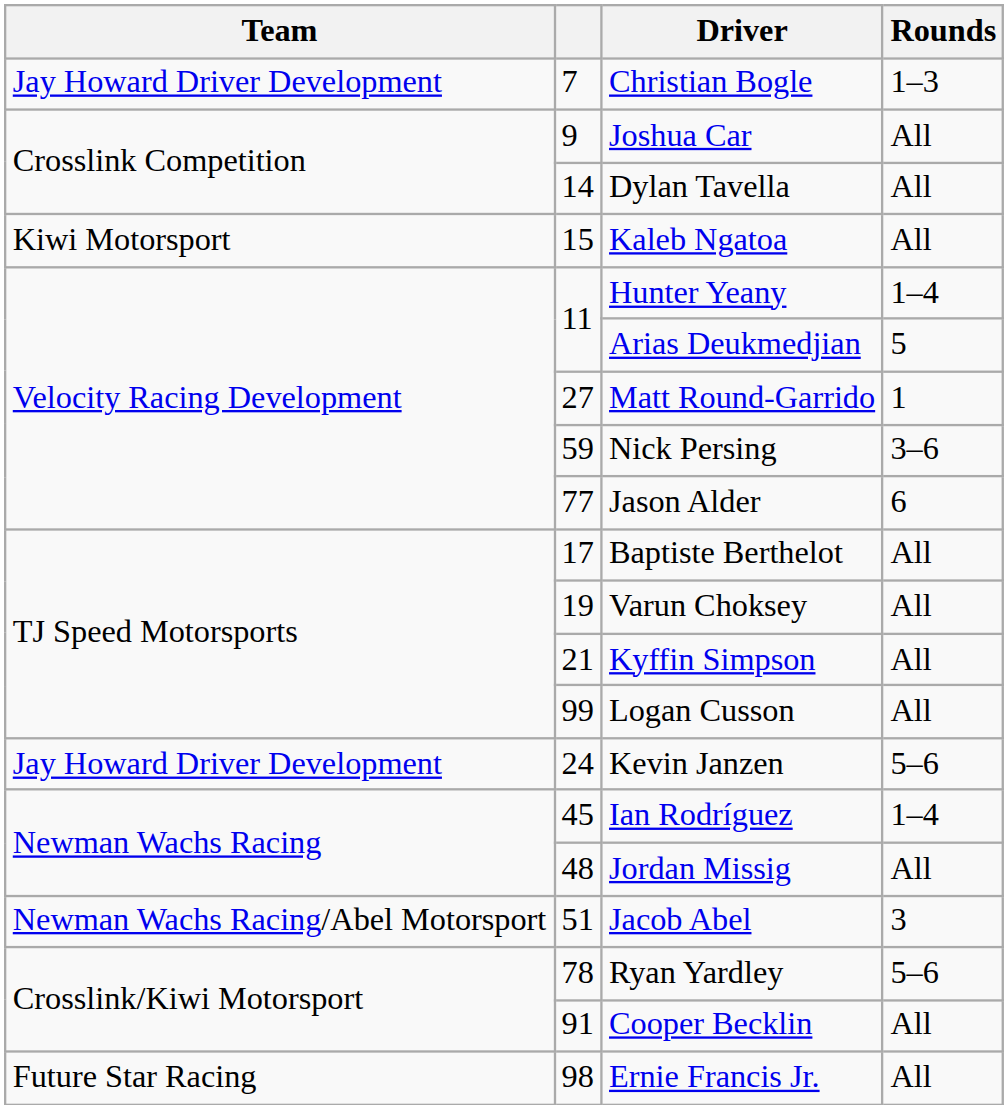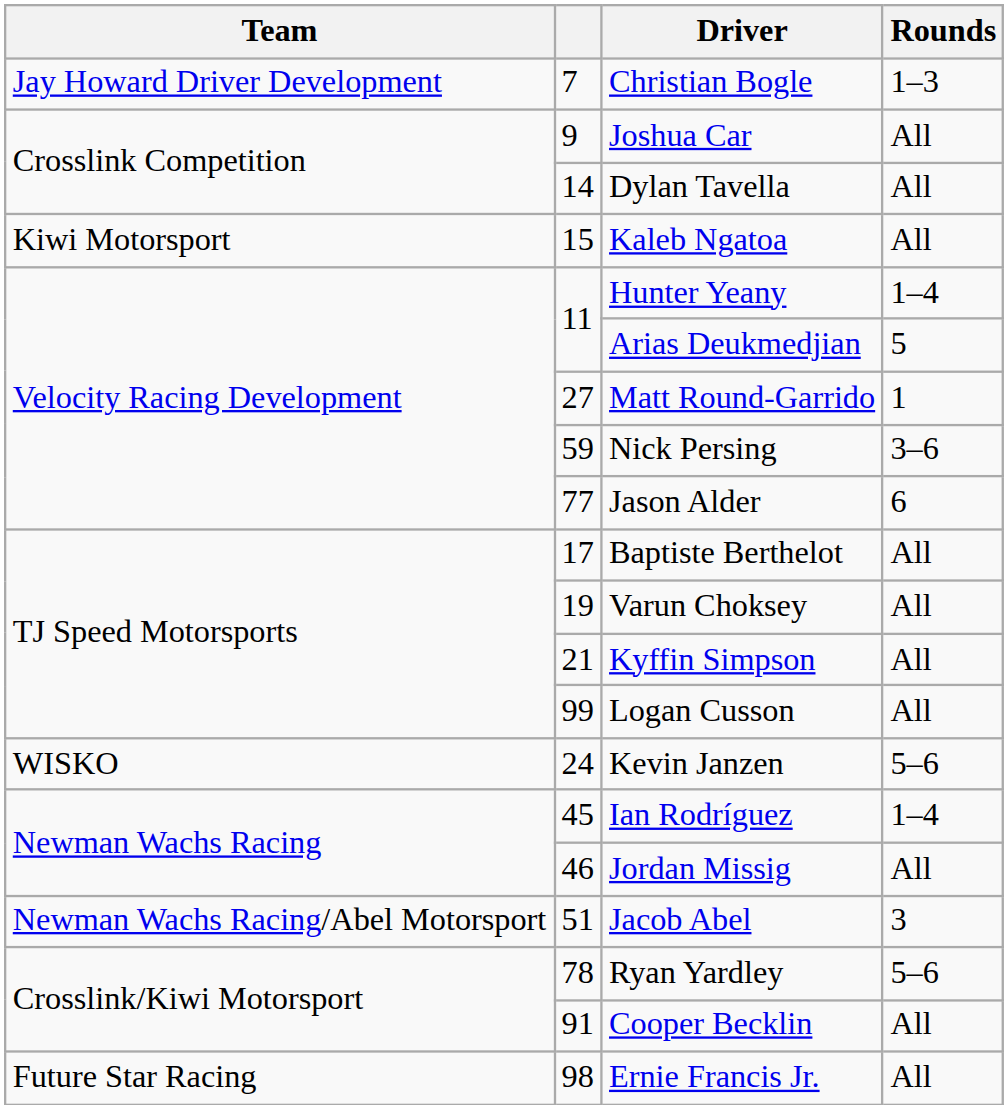(227, 763) Jay Howard Driver Development -> (66, 763) WISKO
(578, 868) 48 -> (578, 868) 46
